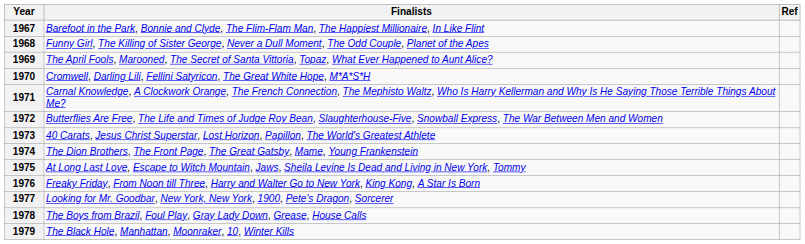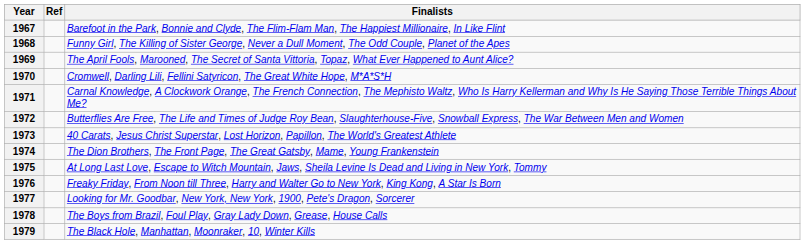columns swapped: (411, 12) <-> (790, 12)
